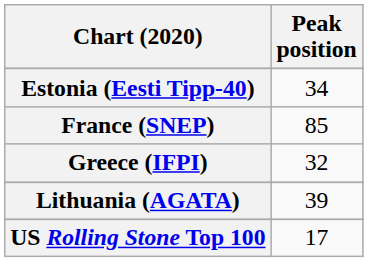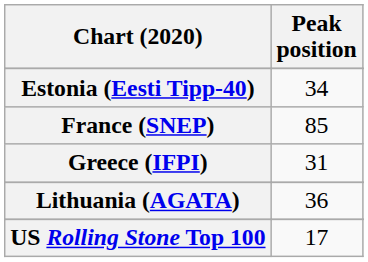(317, 162) 32 -> (317, 162) 31
(317, 200) 39 -> (317, 200) 36
